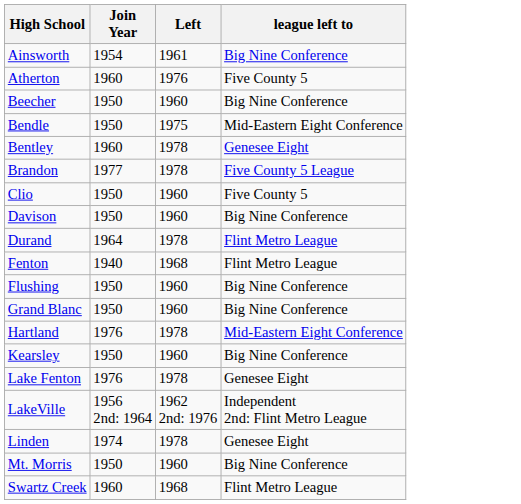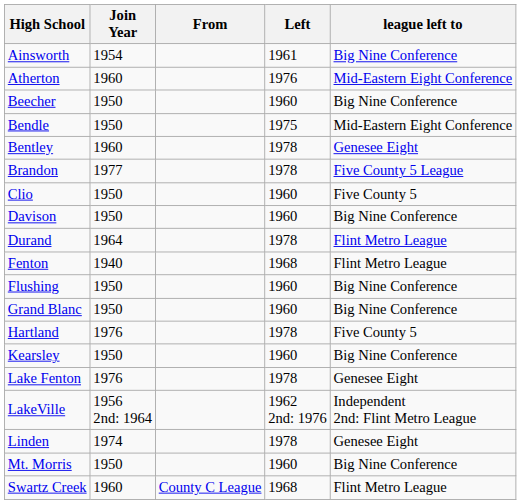+ column: (210, 24)
(266, 78) Five County 5 -> (423, 78) Mid-Eastern Eight Conference
(313, 332) Mid-Eastern Eight Conference -> (375, 332) Five County 5
